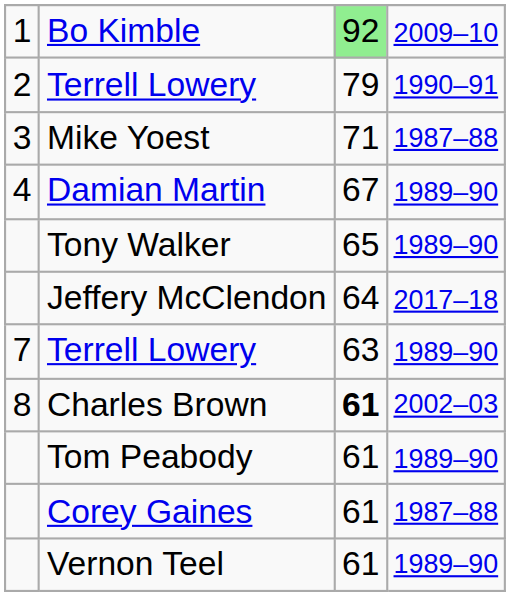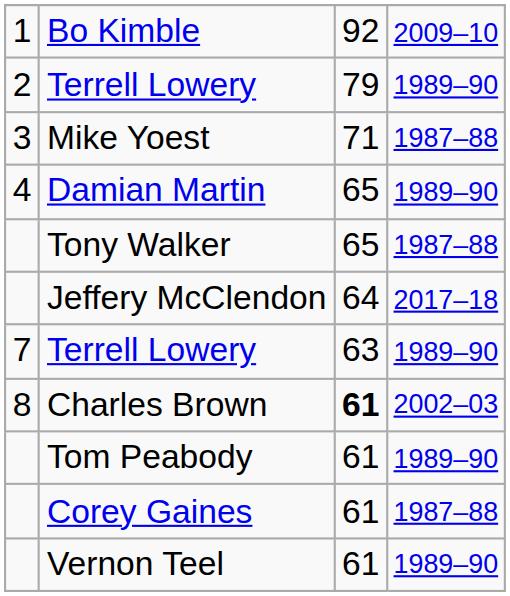(361, 31) lightgreen background -> (361, 31) no background
(446, 85) 1990–91 -> (446, 85) 1989–90
(361, 191) 67 -> (361, 191) 65
(446, 245) 1989–90 -> (446, 245) 1987–88
